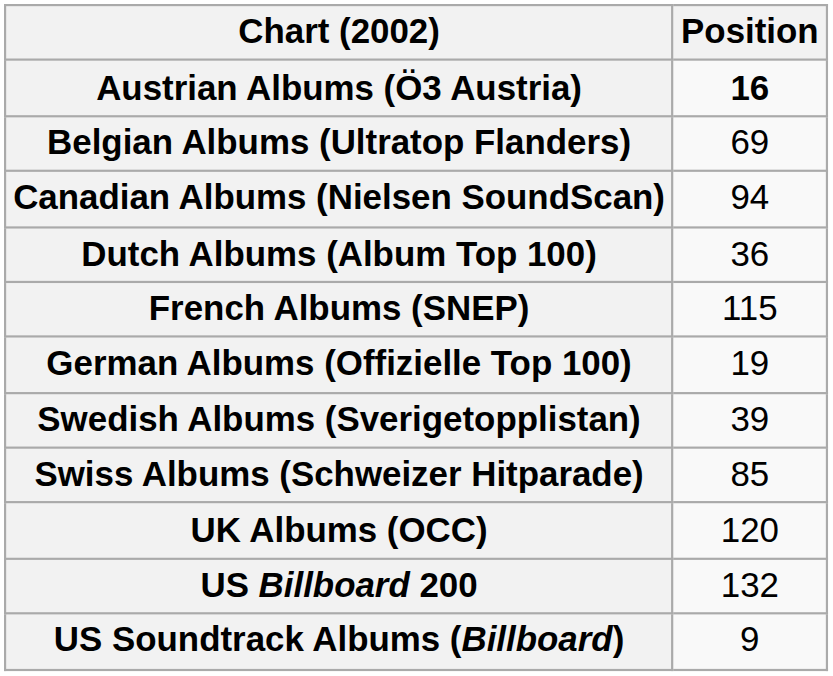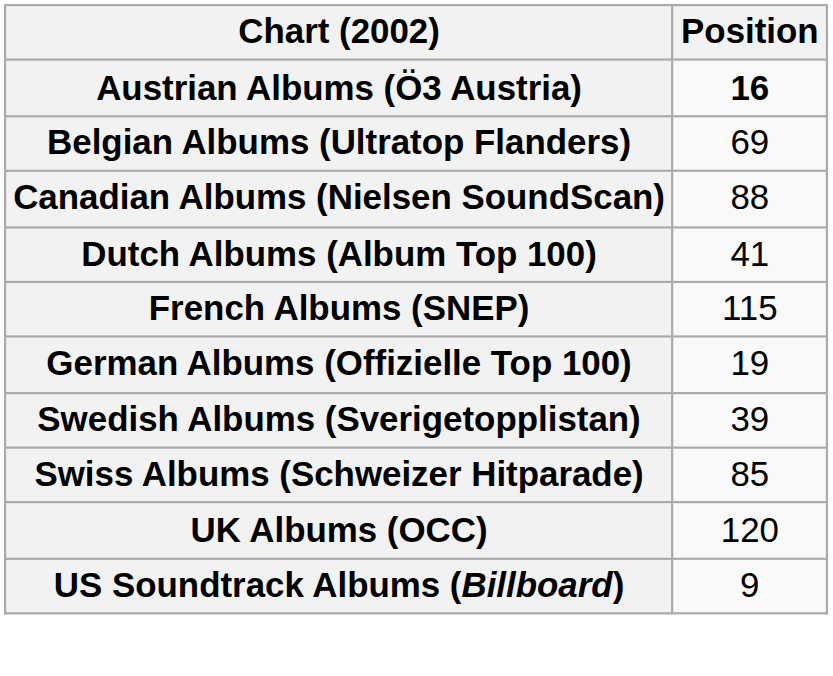(750, 198) 94 -> (750, 198) 88
(750, 253) 36 -> (750, 253) 41
- row: (339, 585)
